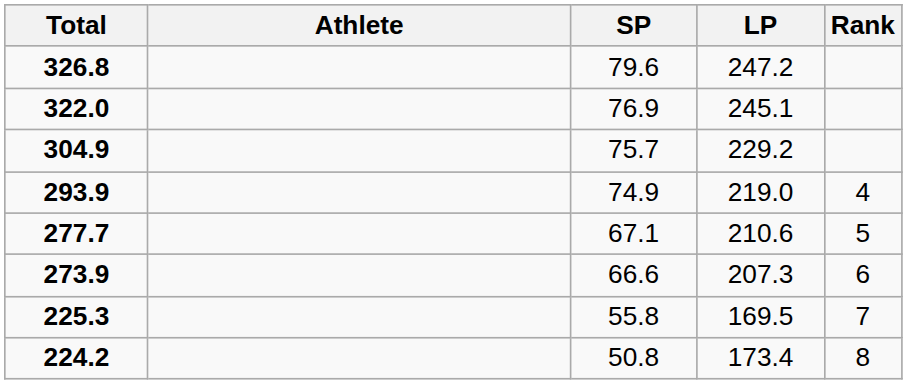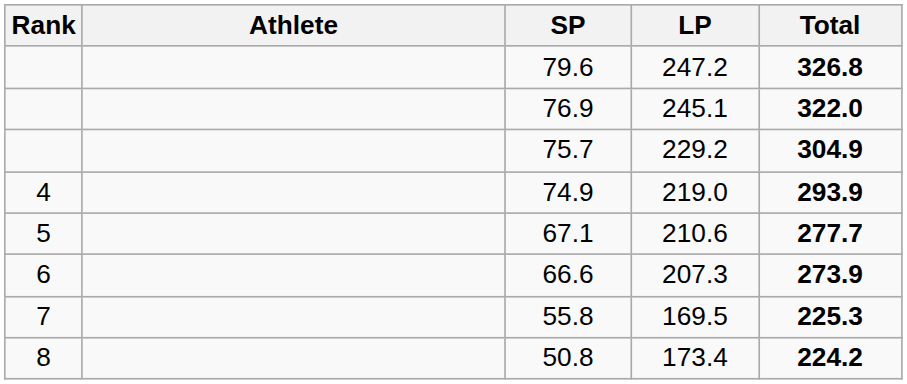columns swapped: (863, 25) <-> (76, 25)
